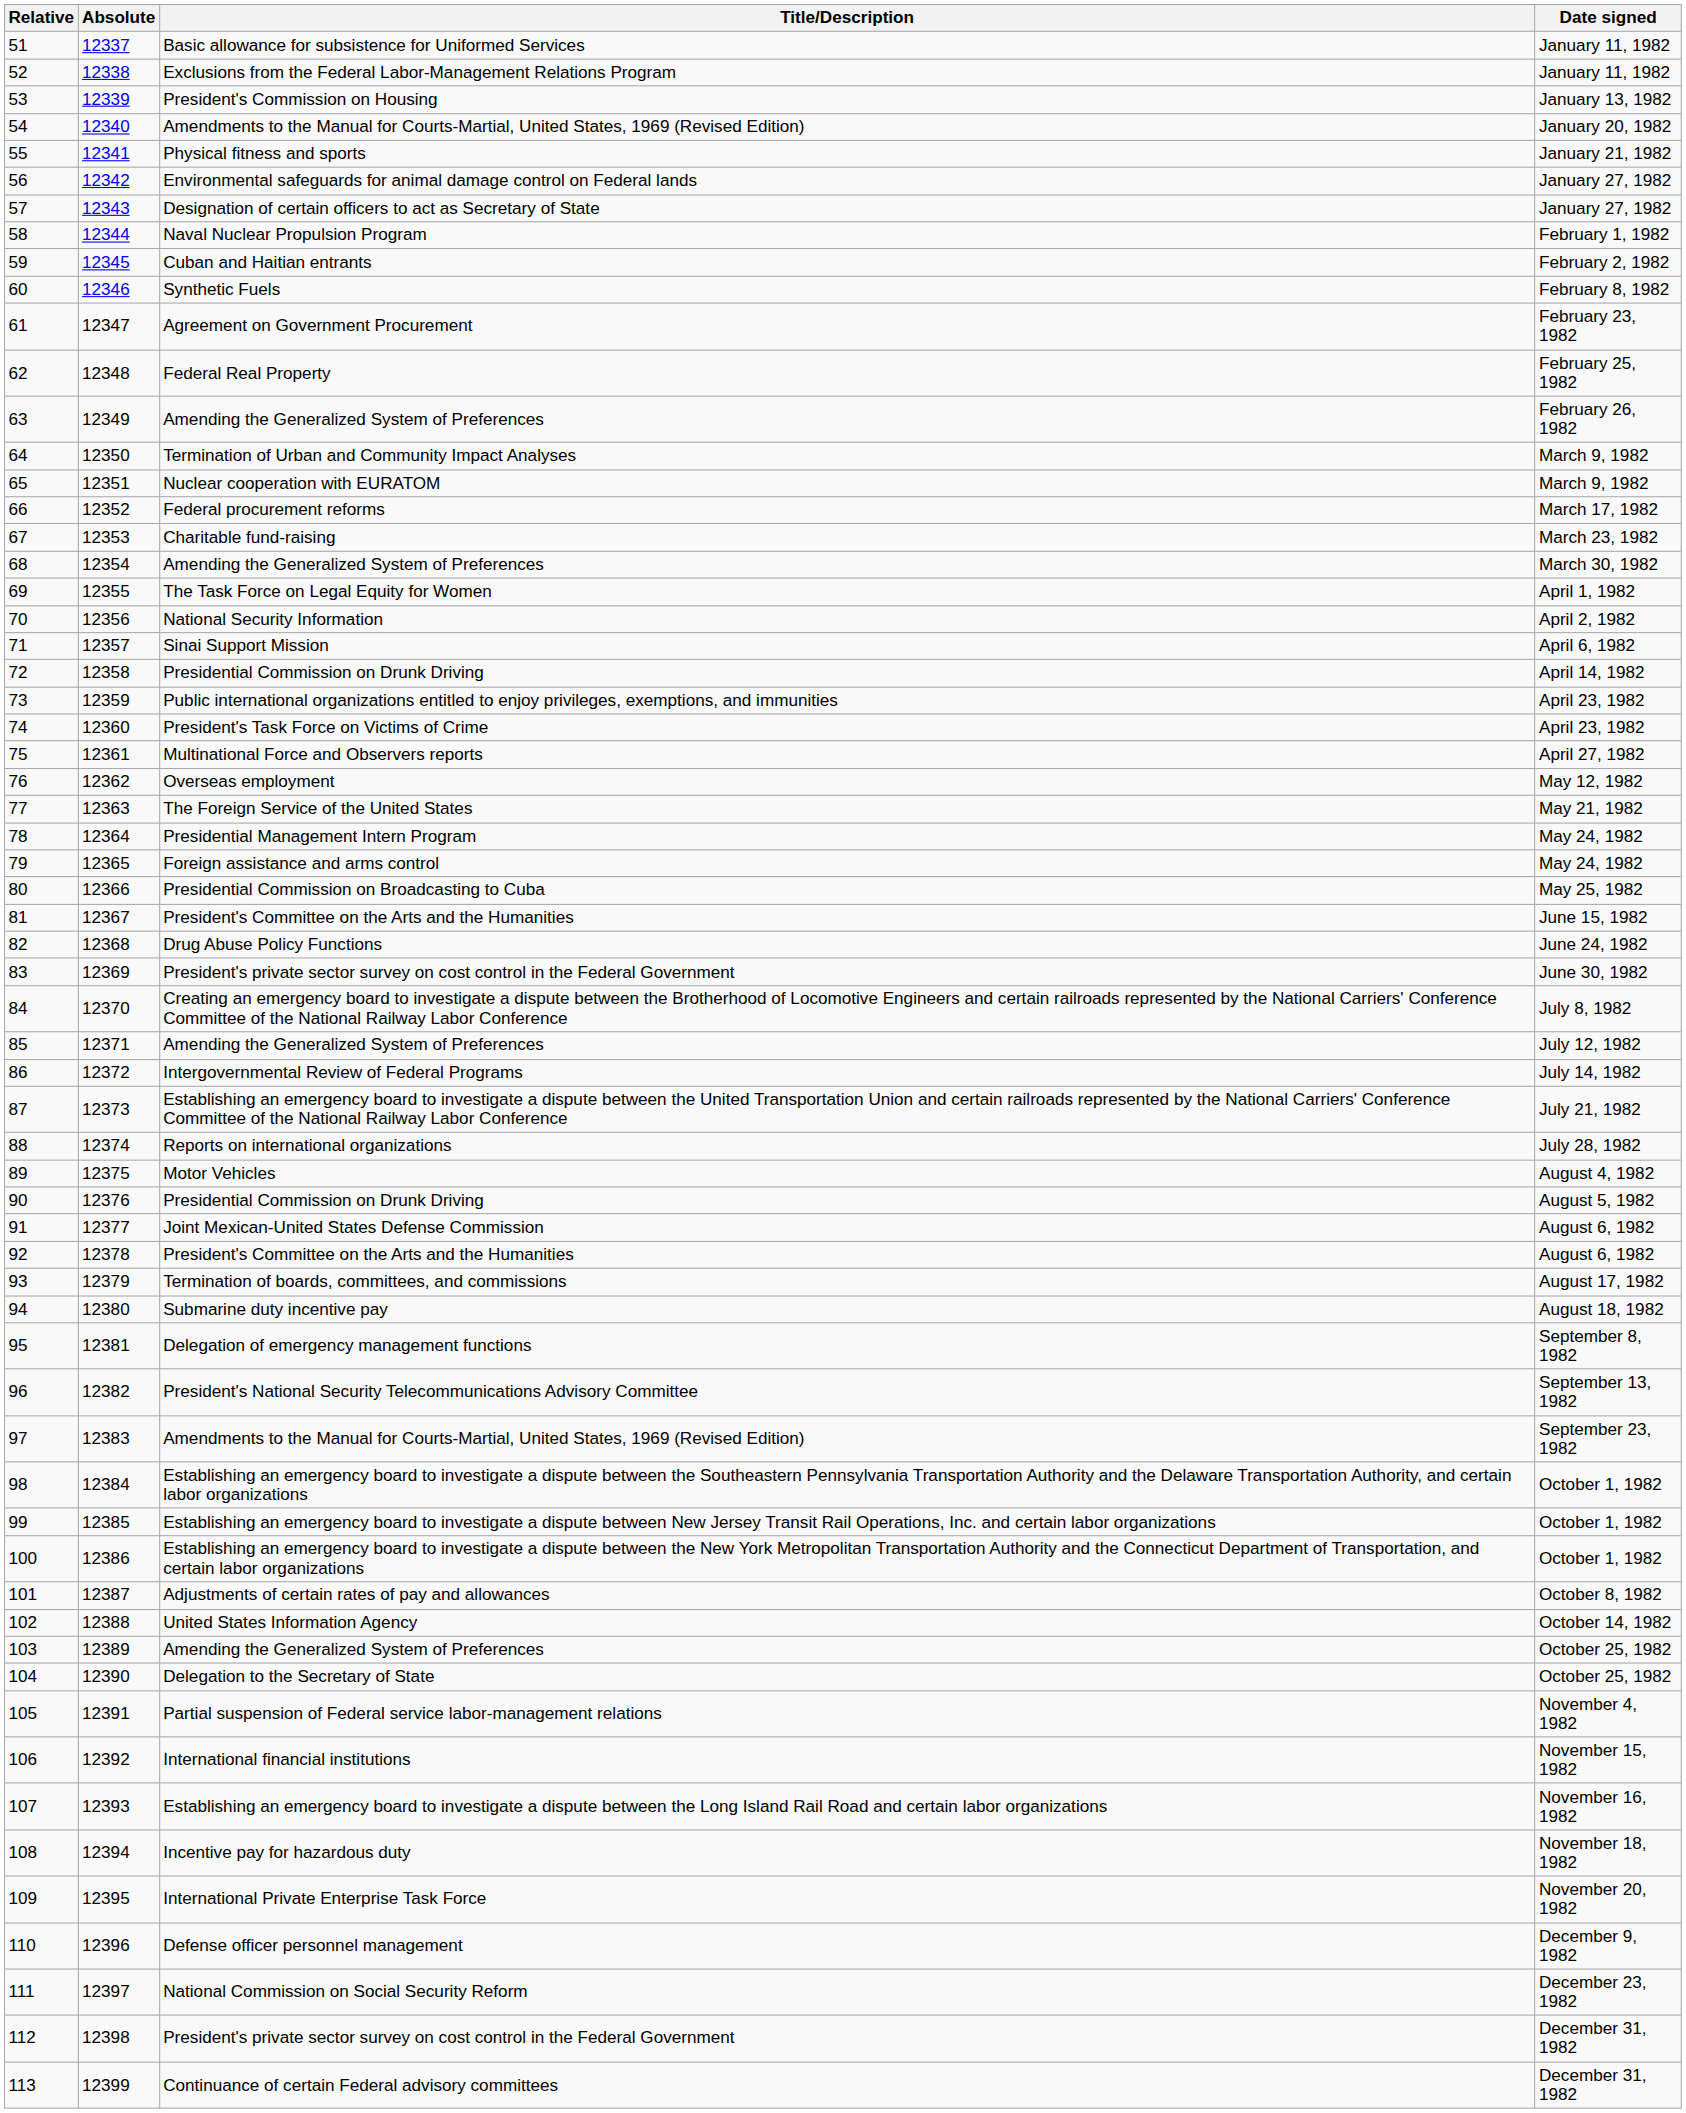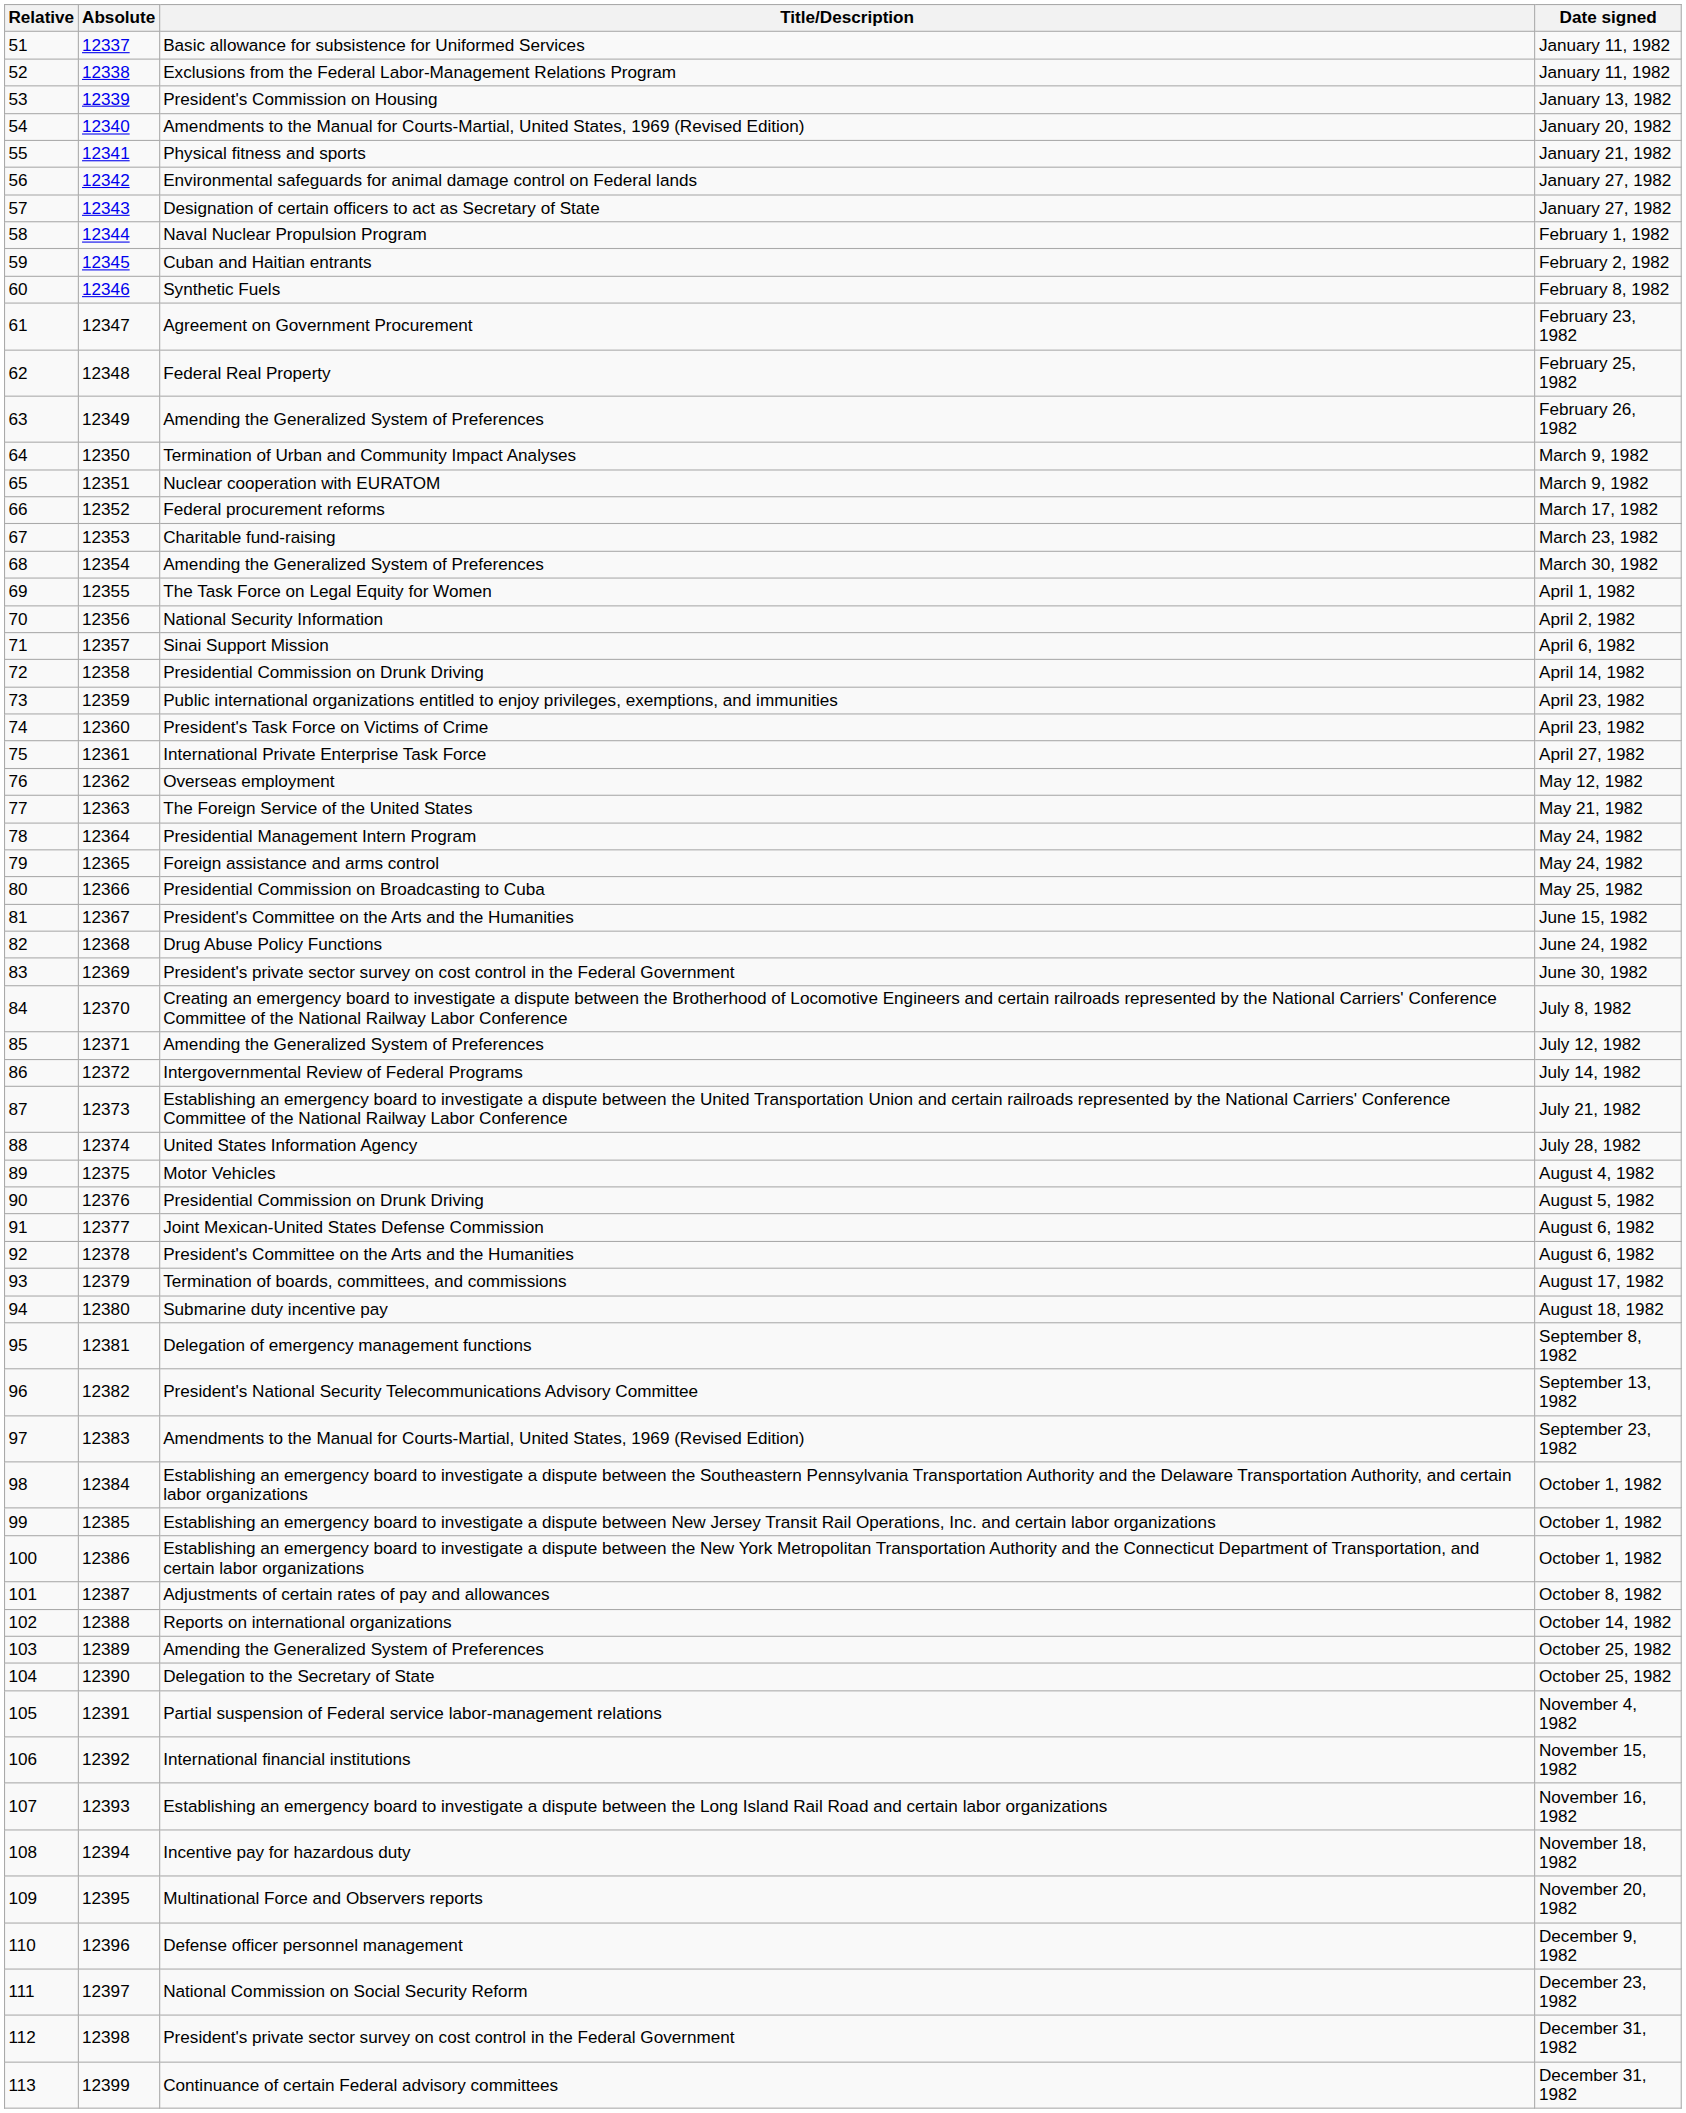(323, 754) Multinational Force and Observers reports -> (325, 754) International Private Enterprise Task Force
(307, 1146) Reports on international organizations -> (290, 1146) United States Information Agency
(290, 1622) United States Information Agency -> (307, 1622) Reports on international organizations
(325, 1899) International Private Enterprise Task Force -> (323, 1899) Multinational Force and Observers reports
